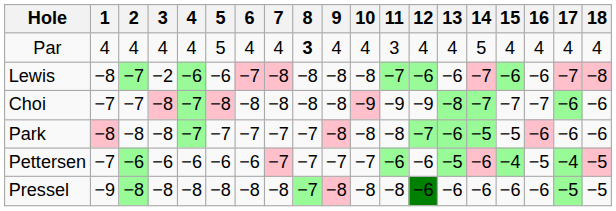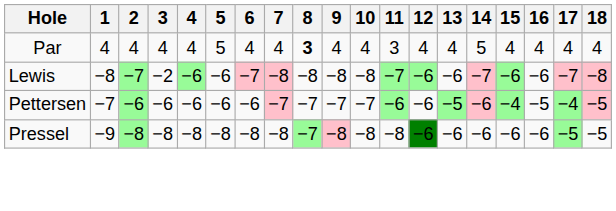- row: (27, 104)
- row: (27, 133)
